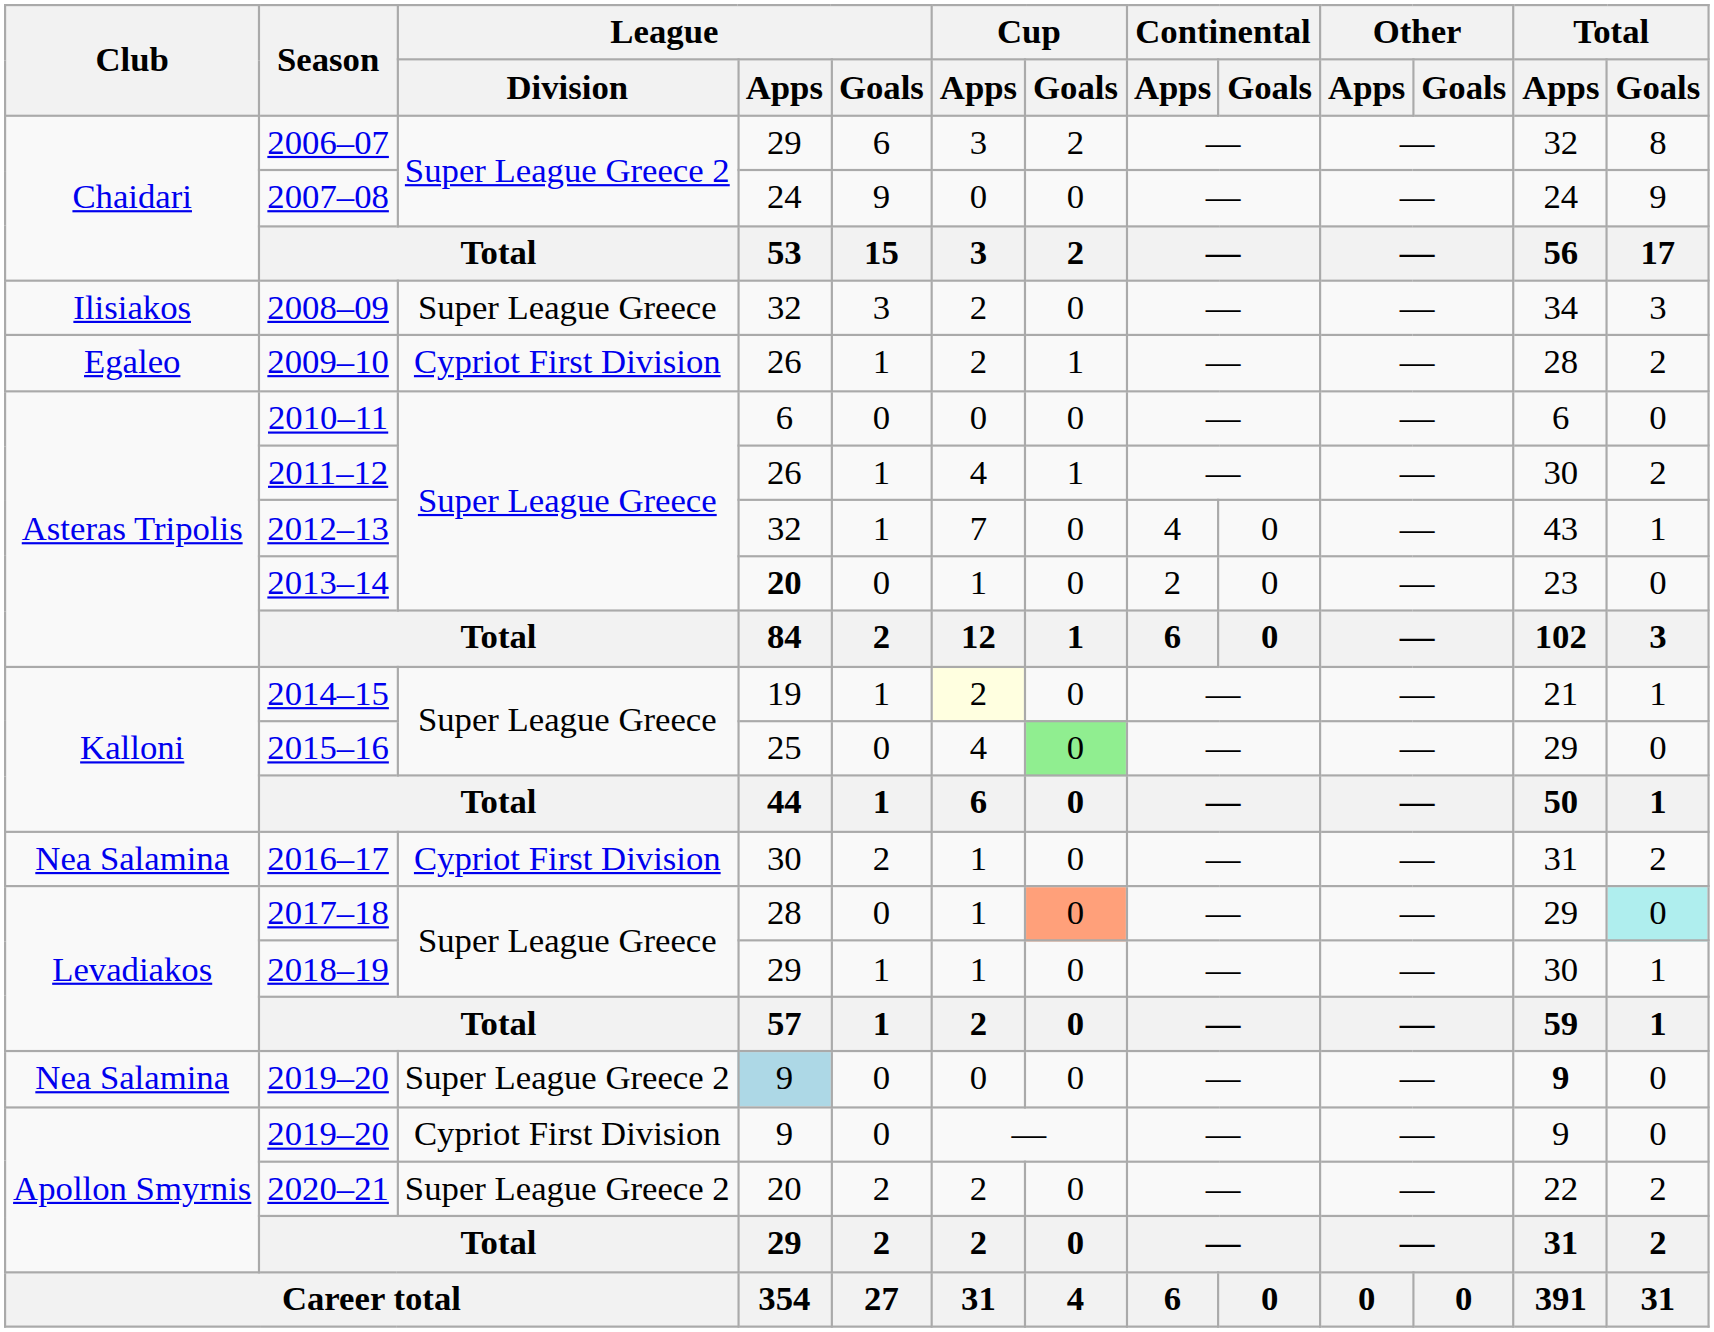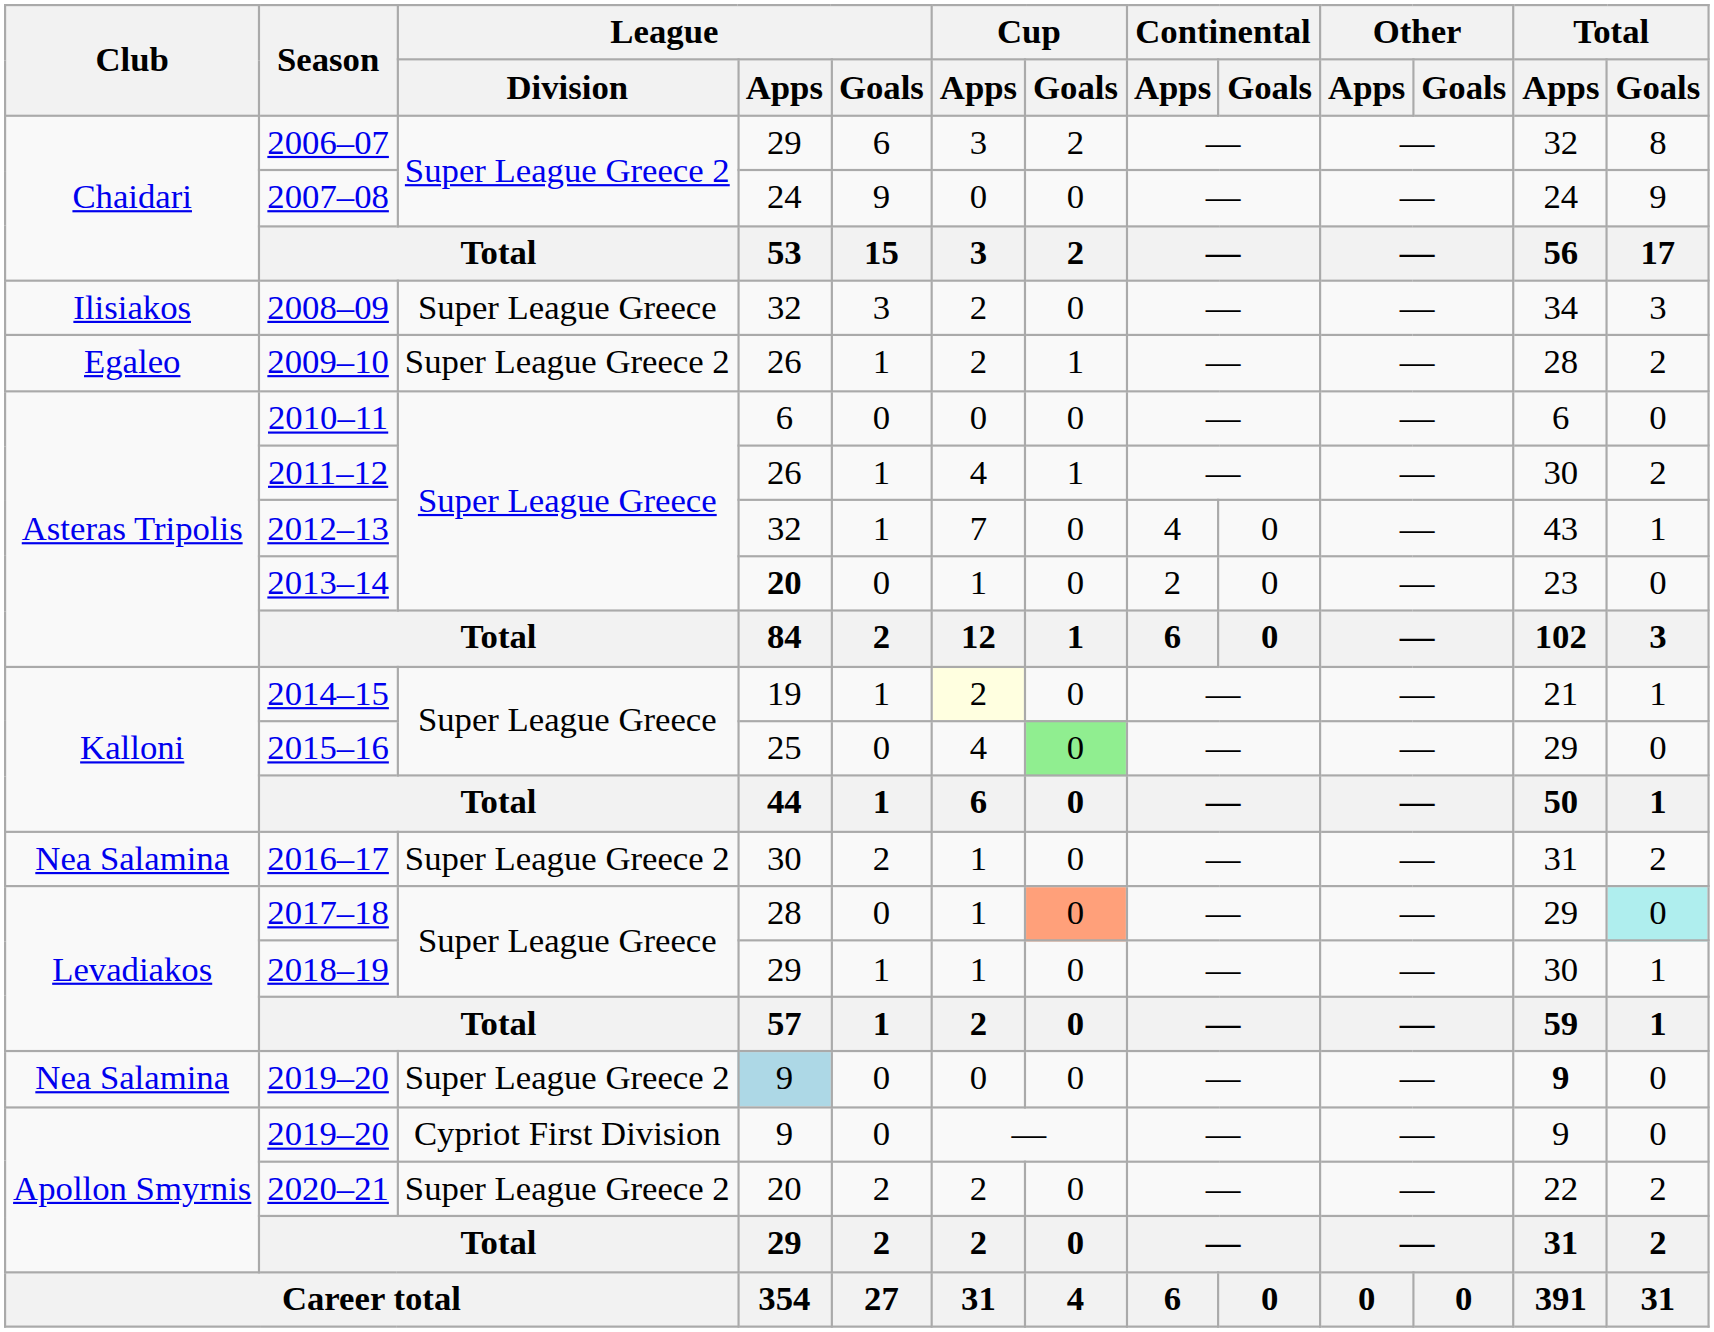(567, 362) Cypriot First Division -> (567, 362) Super League Greece 2
(567, 857) Cypriot First Division -> (567, 857) Super League Greece 2
